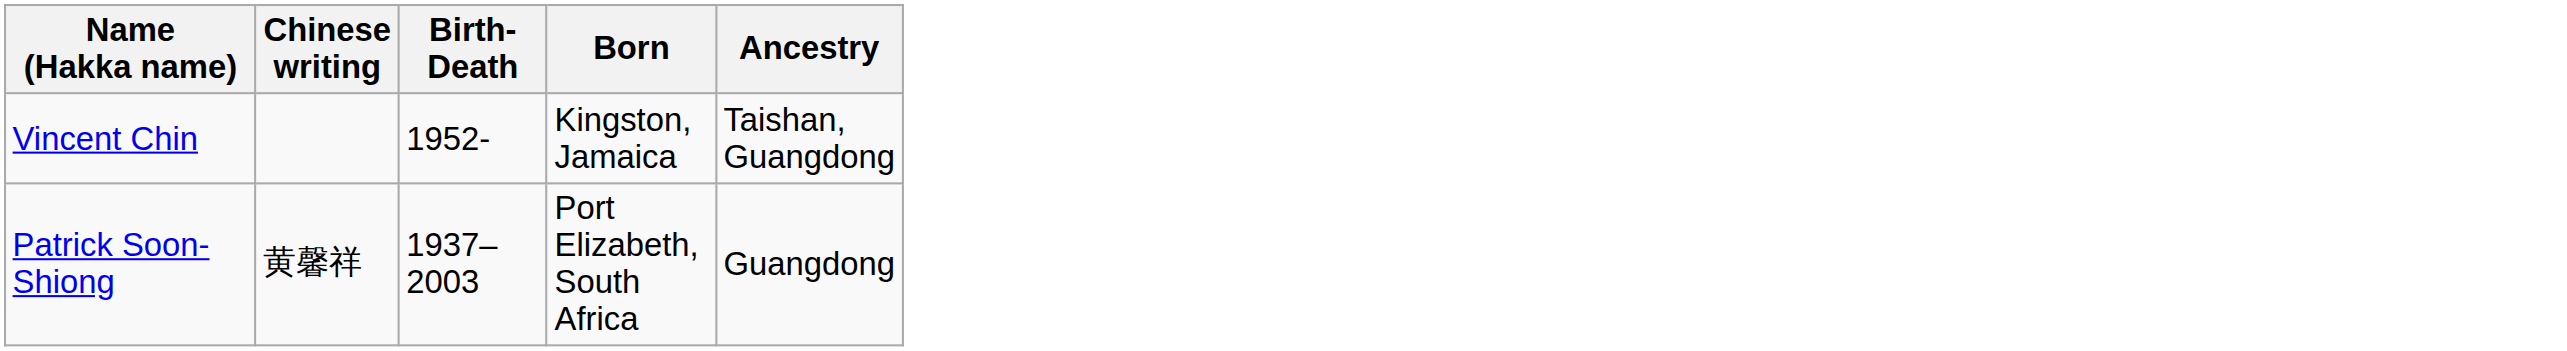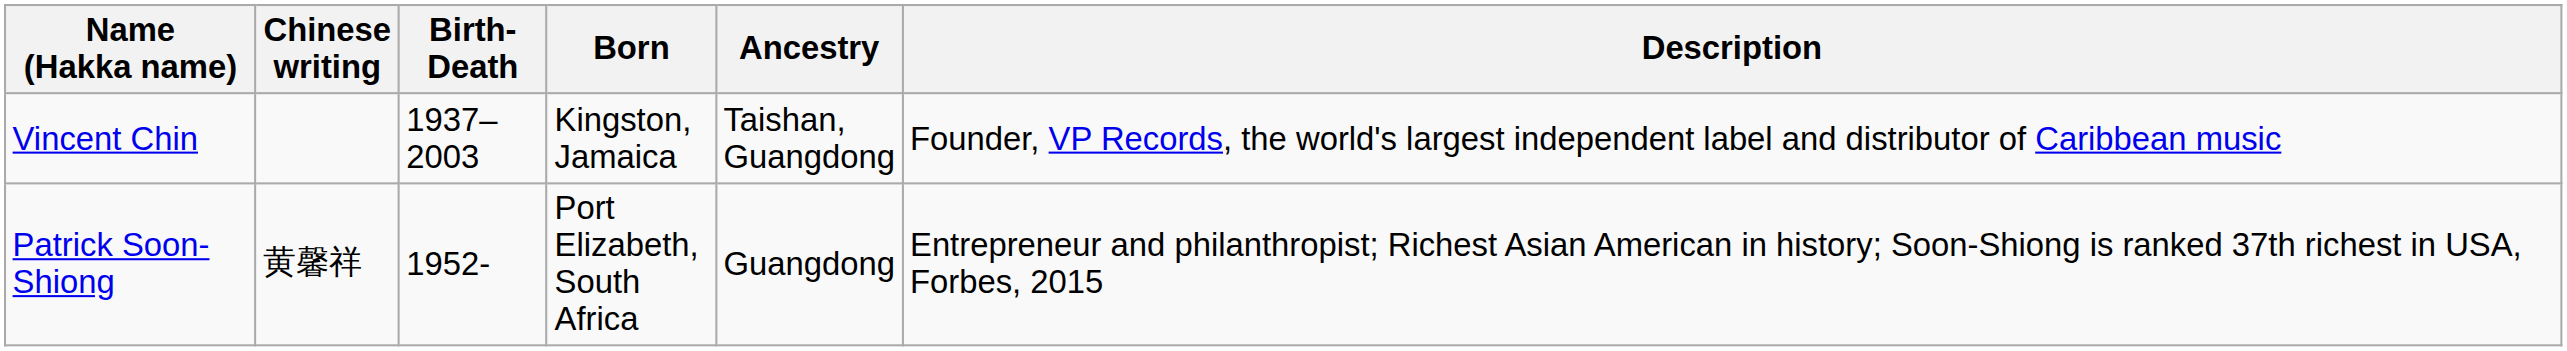+ column: (1732, 48)
(448, 137) 1952- -> (452, 137) 1937–2003
(452, 263) 1937–2003 -> (448, 263) 1952-
